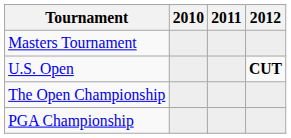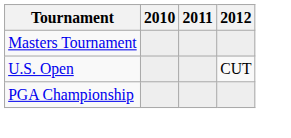(265, 69) bold -> (236, 69) normal
- row: (87, 95)
